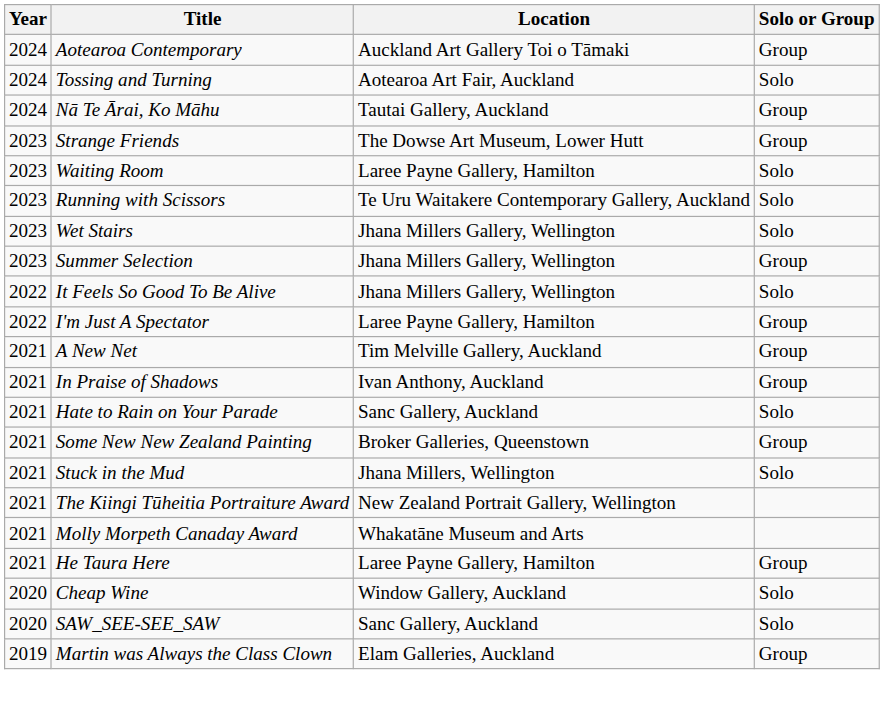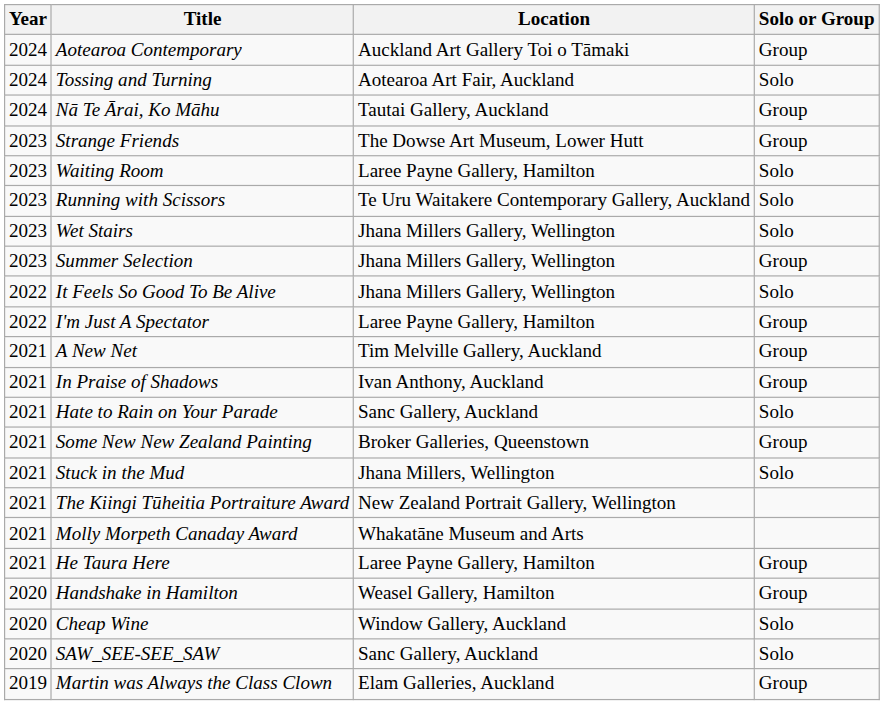+ row: (147, 593)
